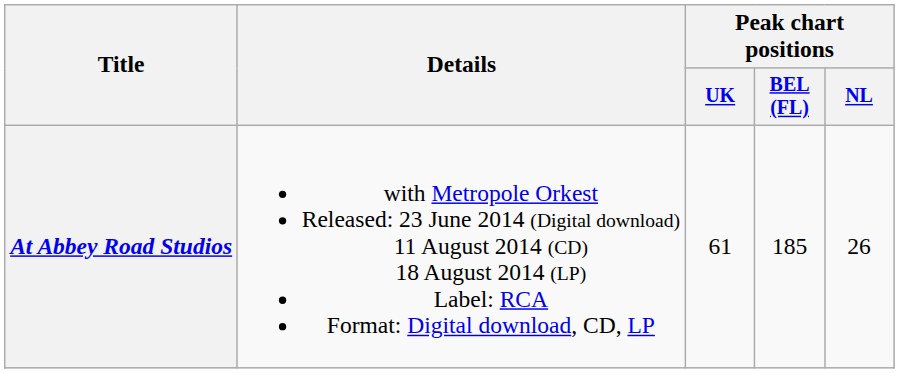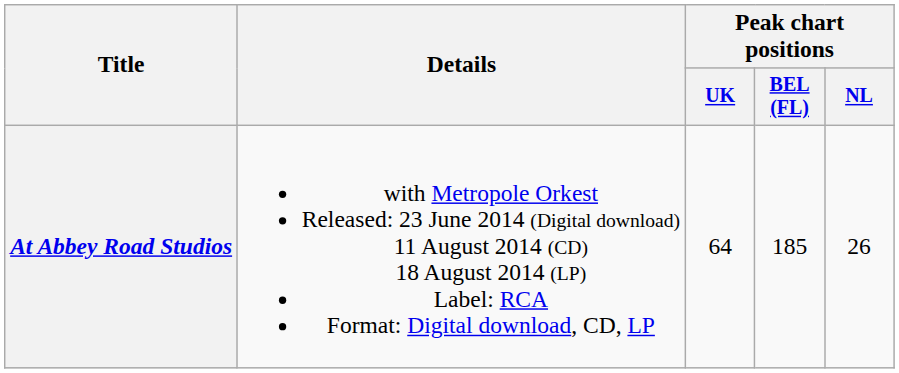(720, 246) 61 -> (720, 246) 64
